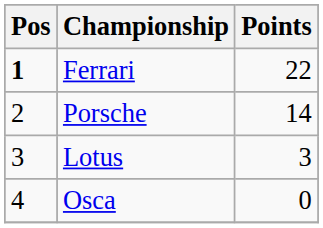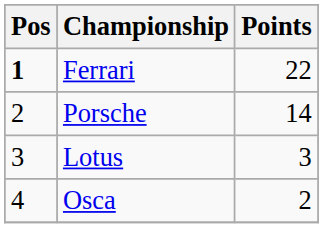(305, 200) 0 -> (305, 200) 2
